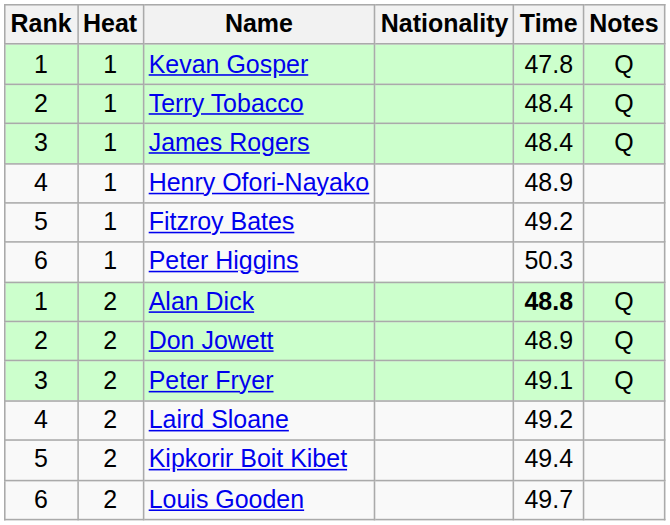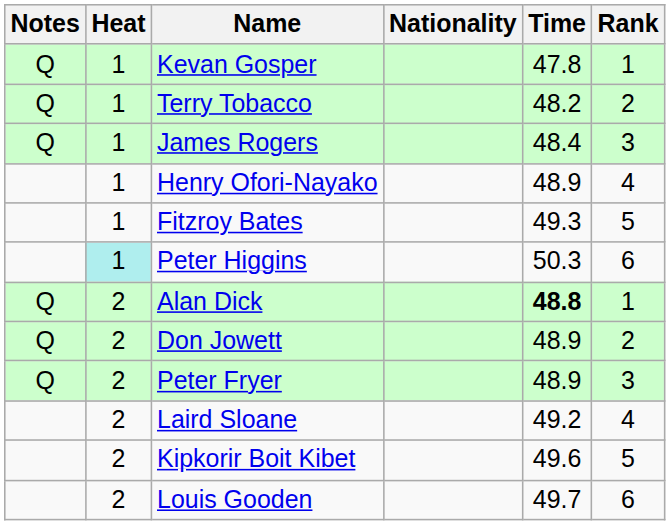columns swapped: (41, 24) <-> (624, 24)
(549, 103) 48.4 -> (557, 103) 48.2
(549, 222) 49.2 -> (557, 222) 49.3
(110, 261) no background -> (118, 261) paleturquoise background
(549, 380) 49.1 -> (557, 380) 48.9
(549, 459) 49.4 -> (557, 459) 49.6
